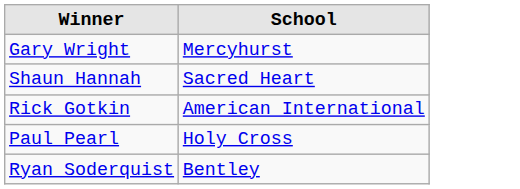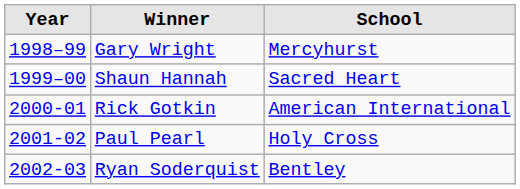+ column: (48, 20)
